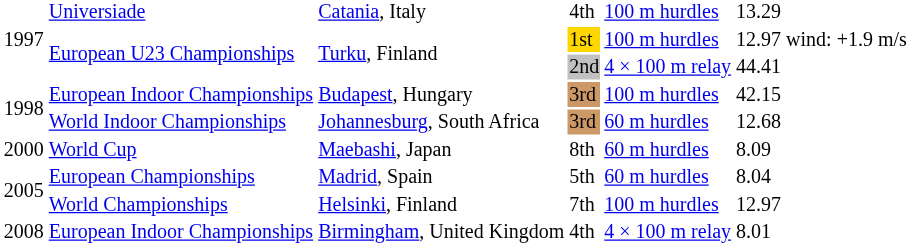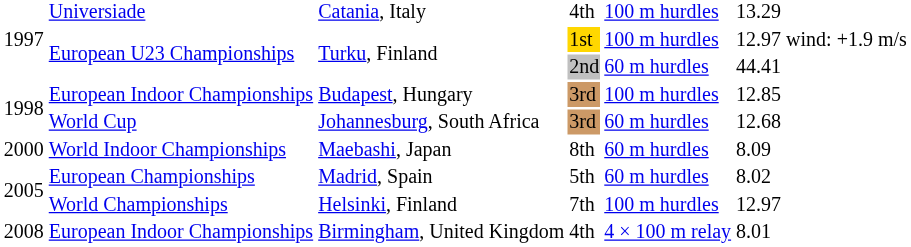(668, 66) 4 × 100 m relay -> (656, 66) 60 m hurdles
(759, 94) 42.15 -> (759, 94) 12.85
(167, 121) World Indoor Championships -> (93, 121) World Cup
(93, 149) World Cup -> (167, 149) World Indoor Championships
(754, 176) 8.04 -> (754, 176) 8.02
